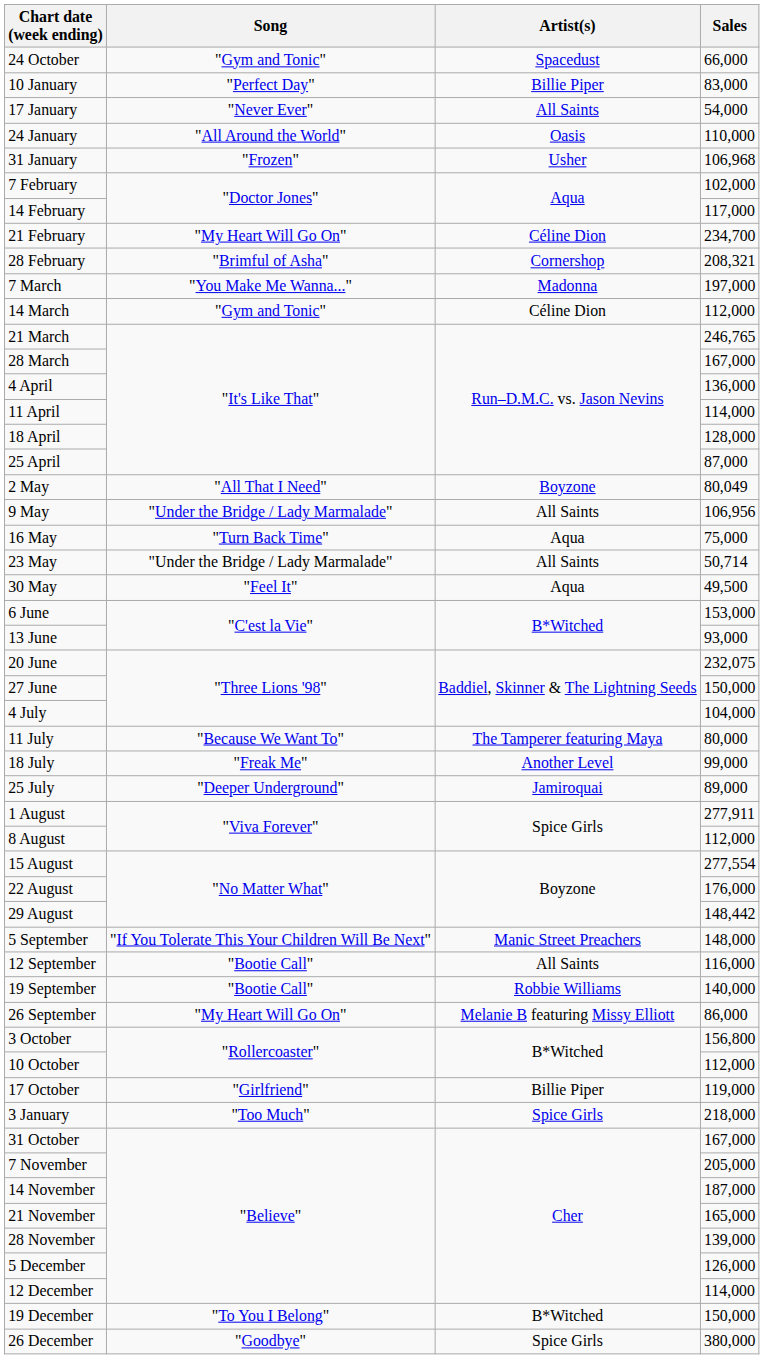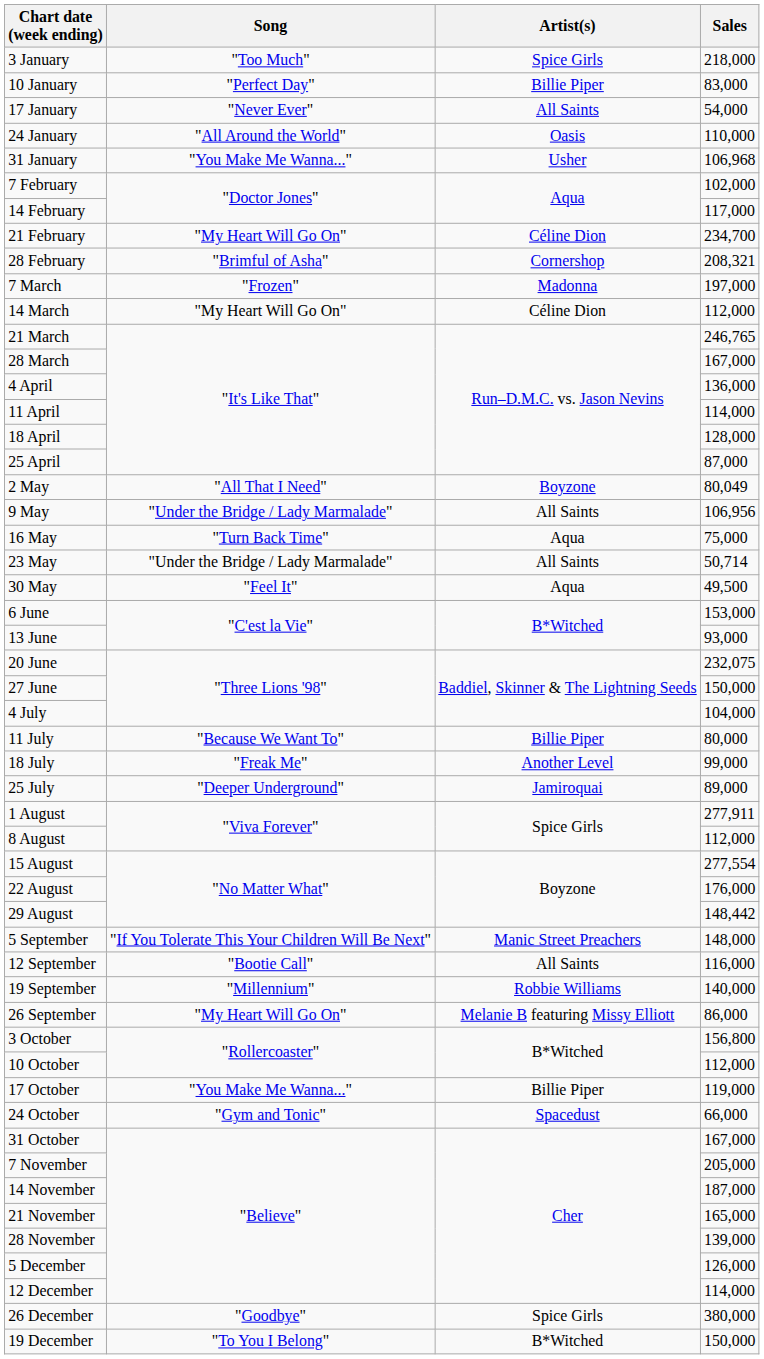rows swapped: (39, 1115) <-> (44, 60)
(271, 160) "Frozen" -> (271, 160) "You Make Me Wanna..."
(271, 286) "You Make Me Wanna..." -> (271, 286) "Frozen"
(271, 311) "Gym and Tonic" -> (271, 311) "My Heart Will Go On"
(568, 738) The Tamperer featuring Maya -> (568, 738) Billie Piper
(271, 989) "Bootie Call" -> (271, 989) "Millennium"
(271, 1089) "Girlfriend" -> (271, 1089) "You Make Me Wanna..."
rows swapped: (51, 1316) <-> (51, 1341)
